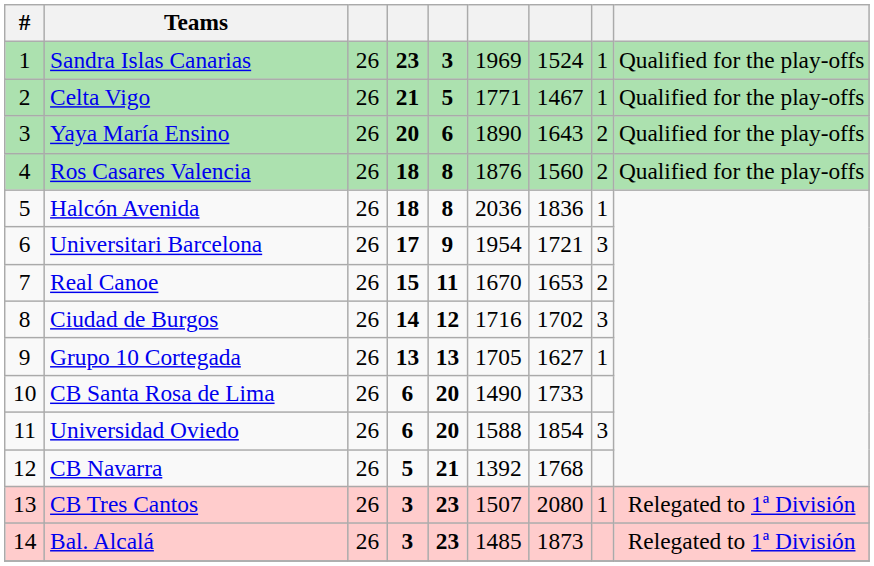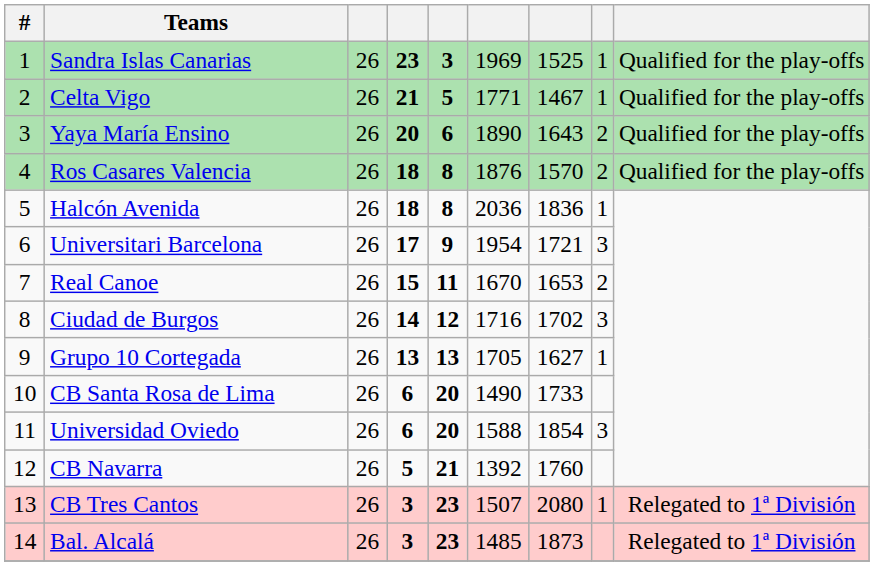(560, 60) 1524 -> (560, 60) 1525
(560, 171) 1560 -> (560, 171) 1570
(560, 467) 1768 -> (560, 467) 1760
